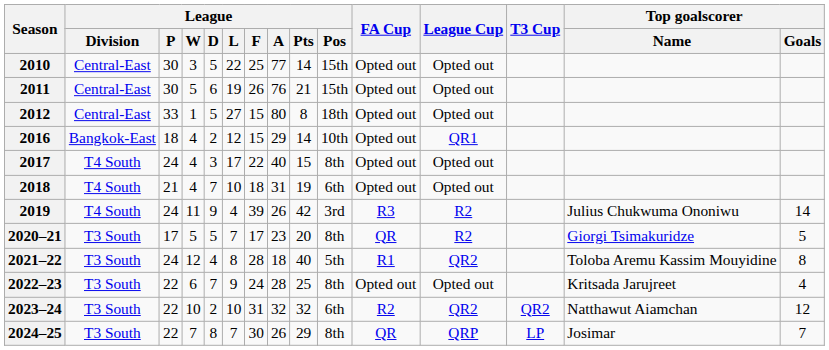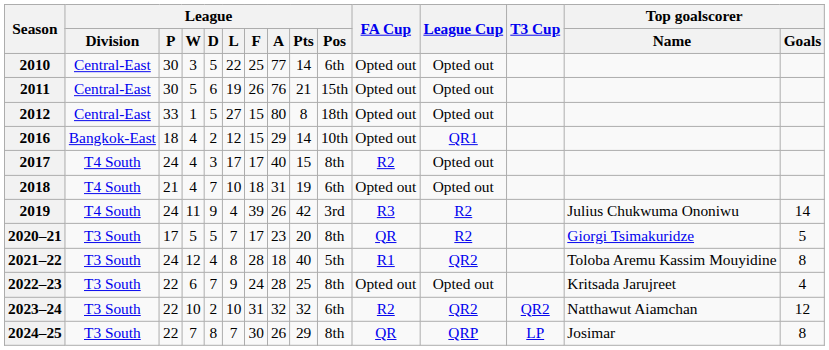(335, 65) 15th -> (335, 65) 6th
(256, 162) 22 -> (256, 162) 17
(386, 162) Opted out -> (386, 162) R2
(802, 333) 7 -> (802, 333) 8
